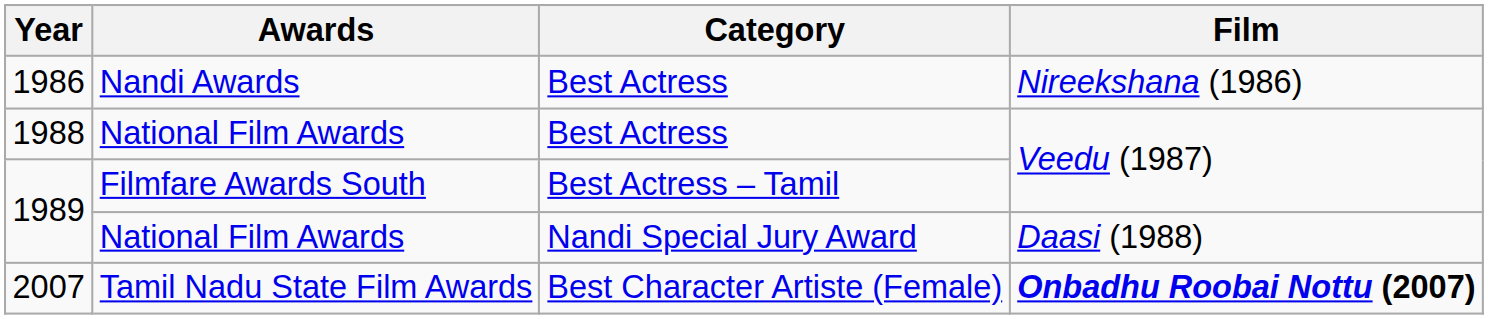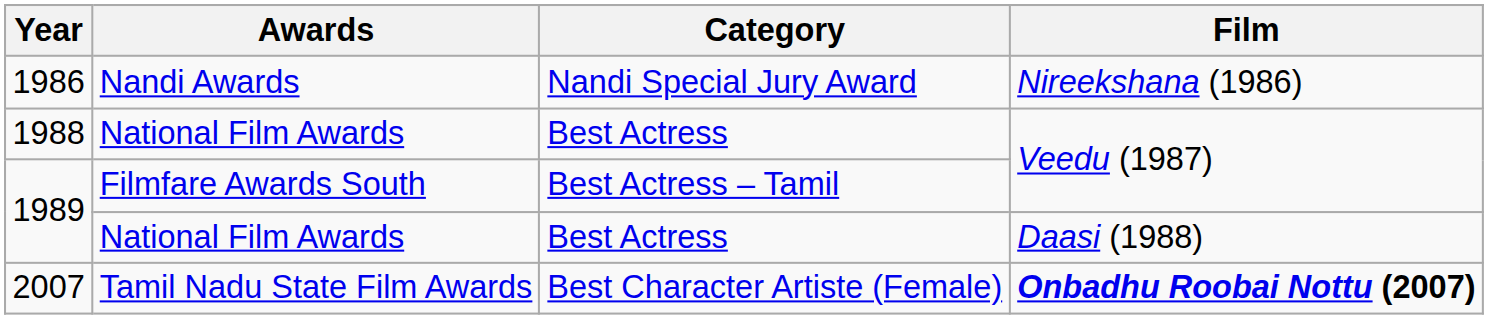(638, 81) Best Actress -> (732, 81) Nandi Special Jury Award
(732, 236) Nandi Special Jury Award -> (638, 236) Best Actress
